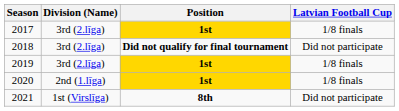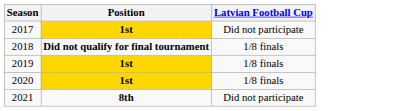- column: (80, 13)
(342, 30) 1/8 finals -> (263, 30) Did not participate
(342, 47) Did not participate -> (263, 47) 1/8 finals
